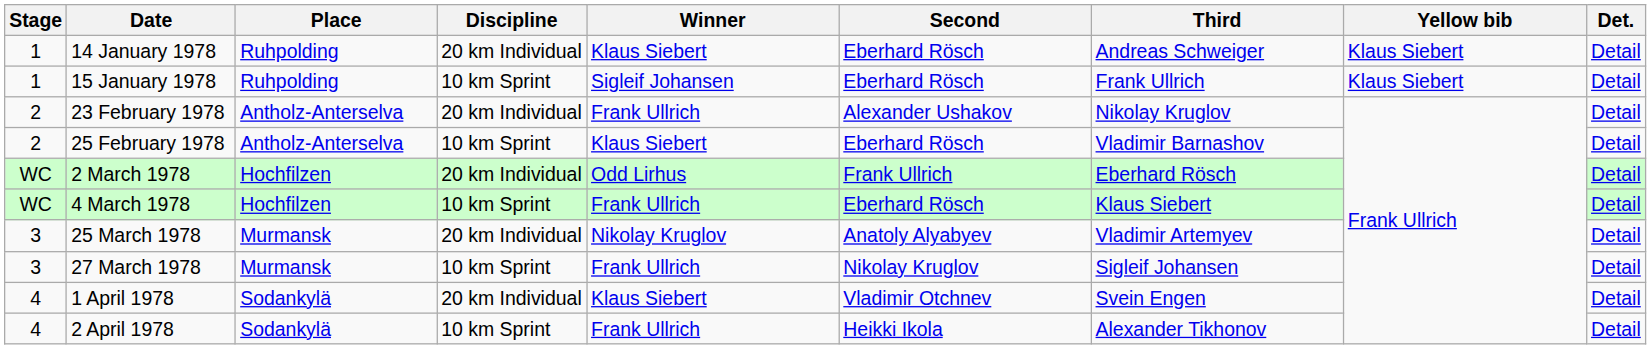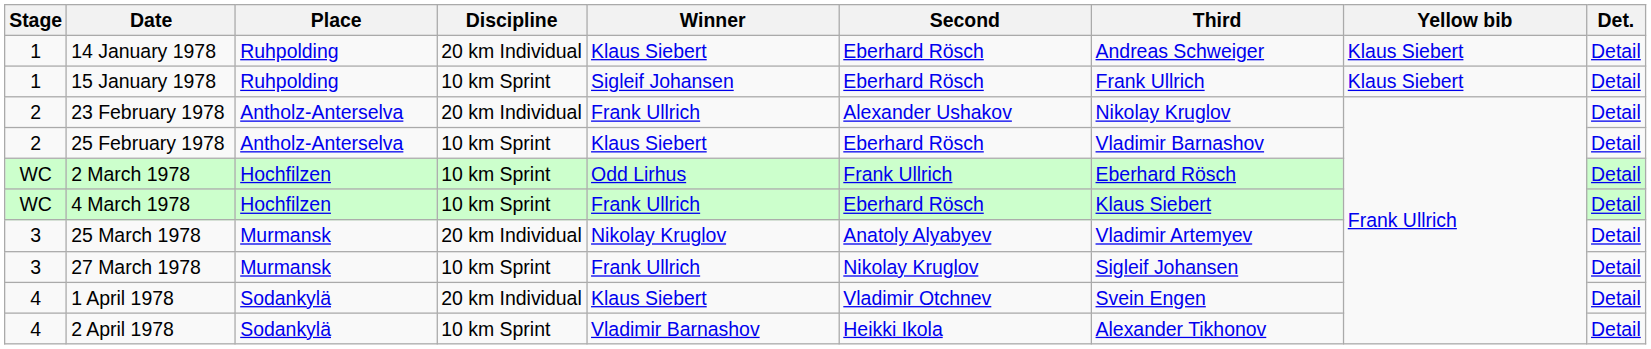(511, 174) 20 km Individual -> (496, 174) 10 km Sprint
(646, 328) Frank Ullrich -> (675, 328) Vladimir Barnashov
